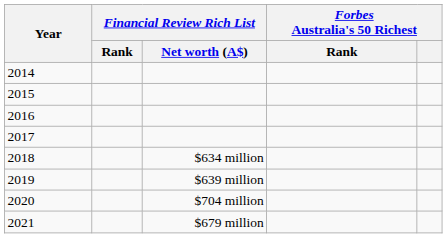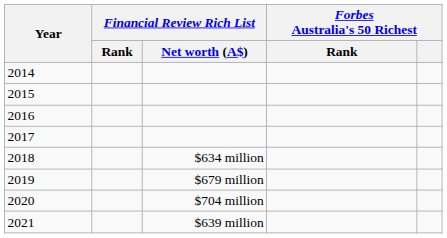(229, 179) $639 million -> (229, 179) $679 million
(229, 222) $679 million -> (229, 222) $639 million
